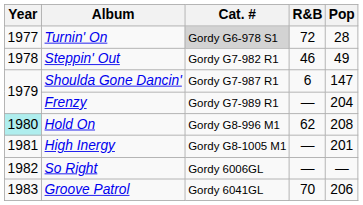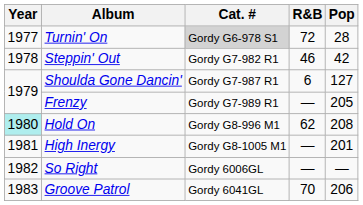(342, 59) 49 -> (342, 59) 42
(342, 80) 147 -> (342, 80) 127
(342, 102) 204 -> (342, 102) 205
